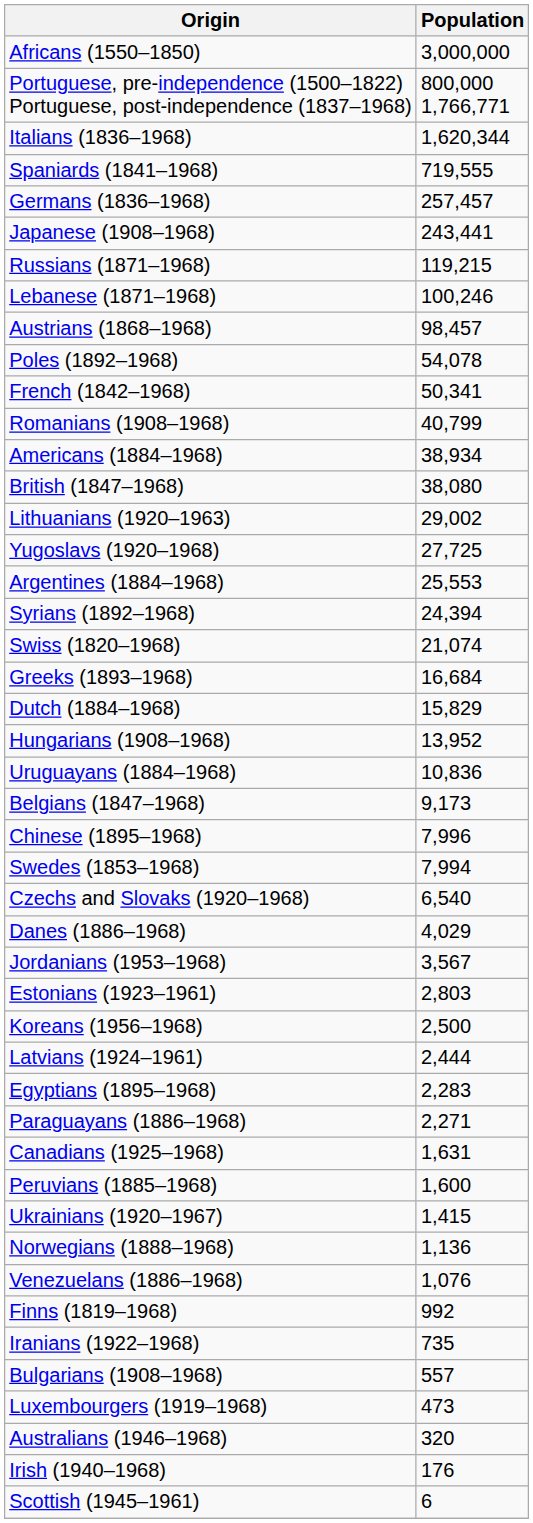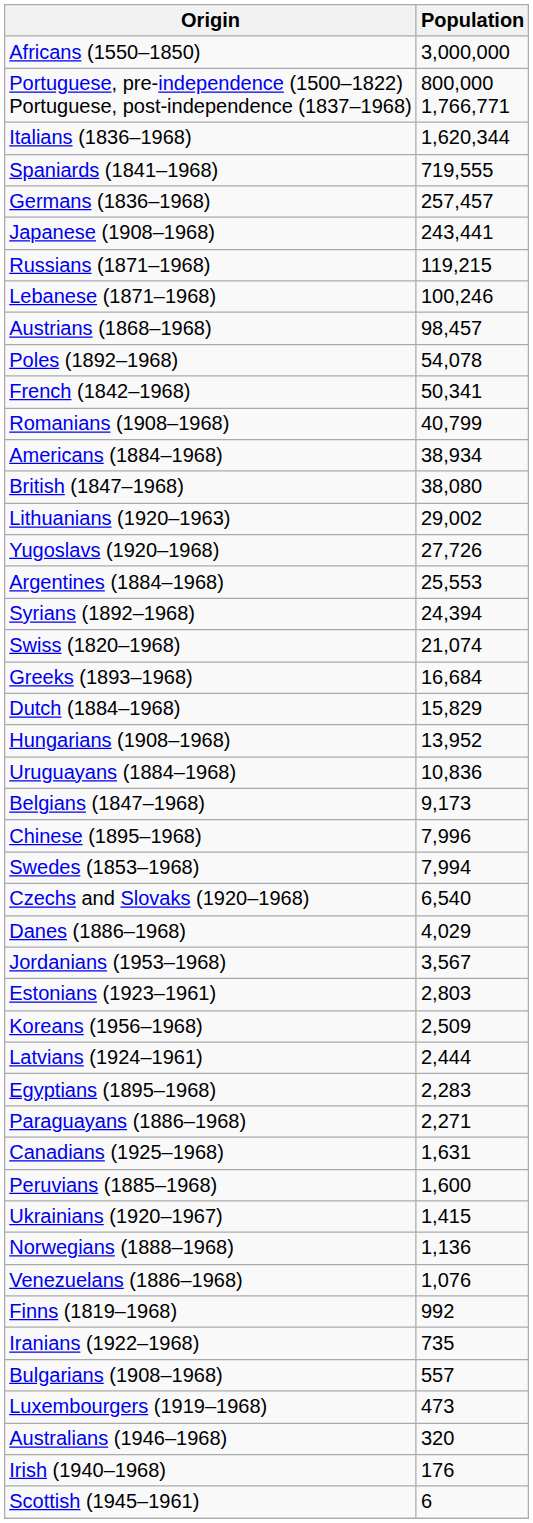(452, 550) 27,725 -> (452, 550) 27,726
(446, 1026) 2,500 -> (446, 1026) 2,509
